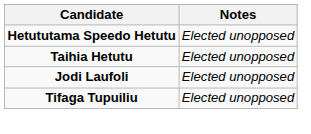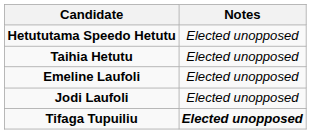+ row: (92, 77)
(238, 98) normal -> (242, 118) bold
